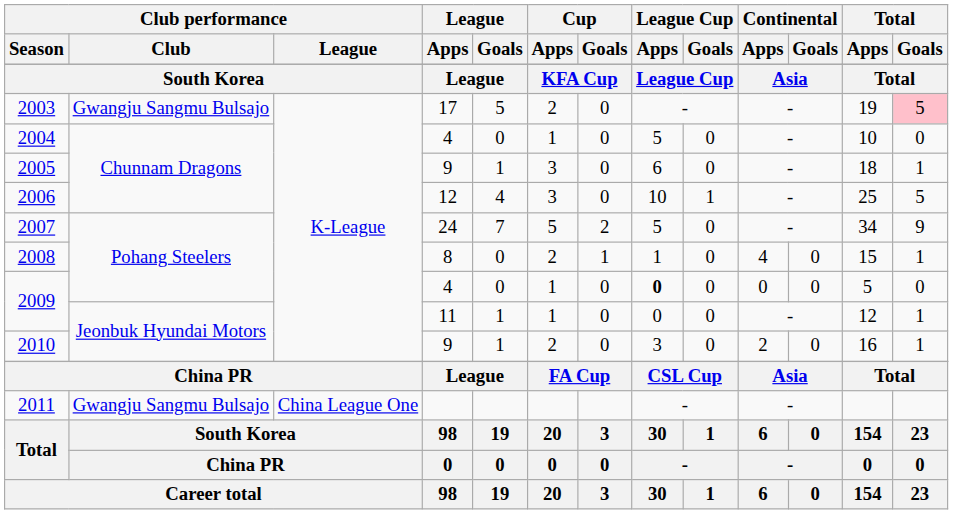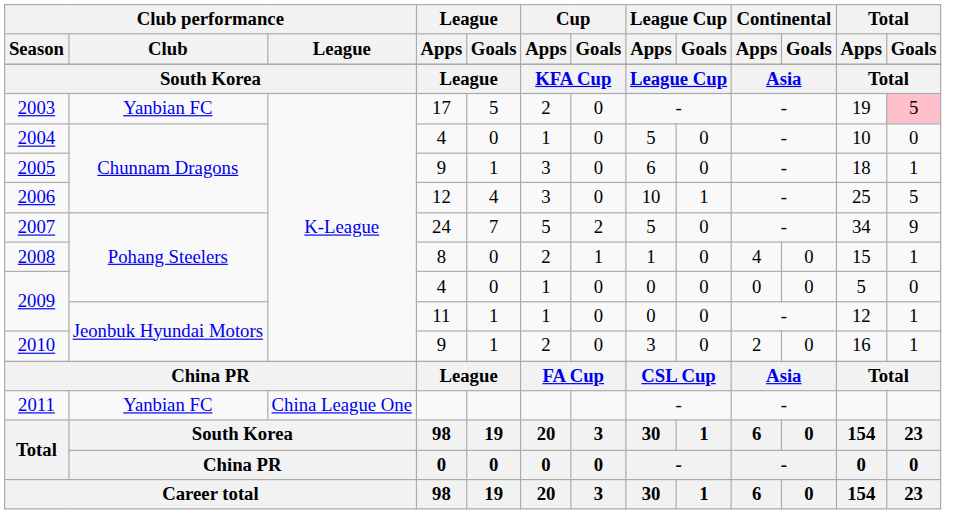(171, 108) Gwangju Sangmu Bulsajo -> (168, 108) Yanbian FC
(657, 286) bold -> (651, 286) normal
(171, 405) Gwangju Sangmu Bulsajo -> (168, 405) Yanbian FC
